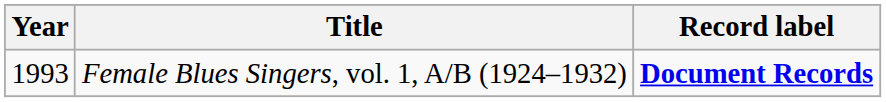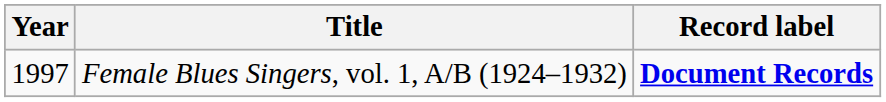(40, 72) 1993 -> (40, 72) 1997
